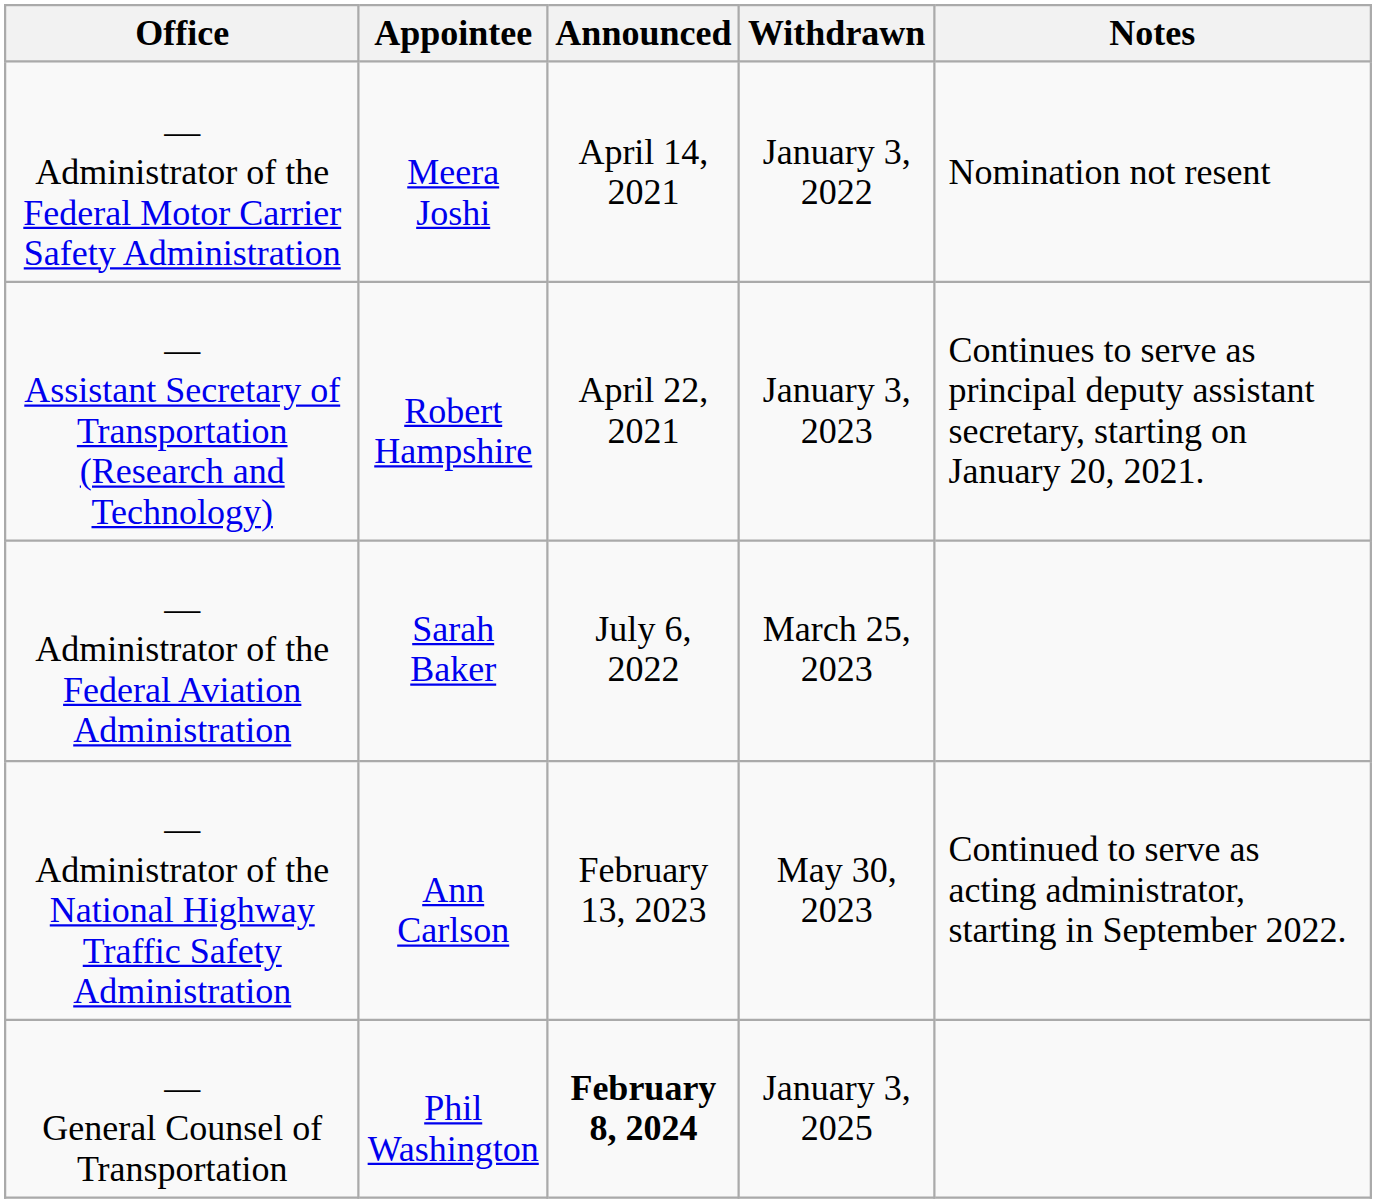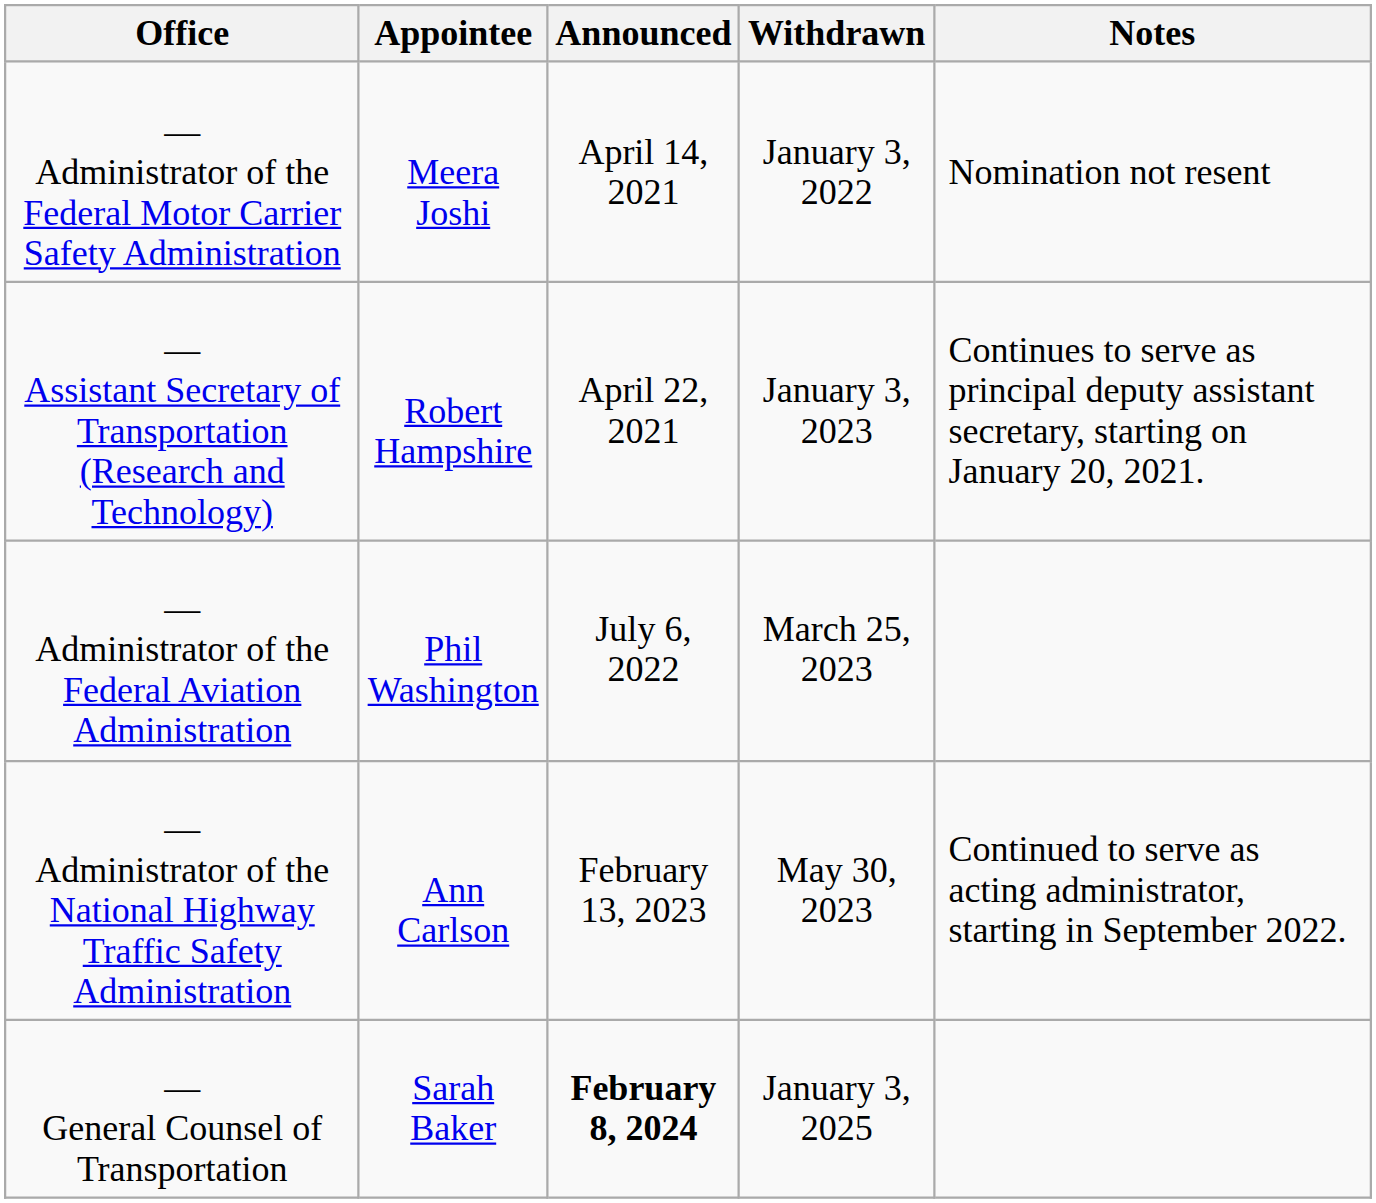(453, 649) Sarah Baker -> (453, 670) Phil Washington
(453, 1128) Phil Washington -> (453, 1108) Sarah Baker
